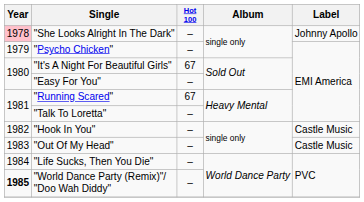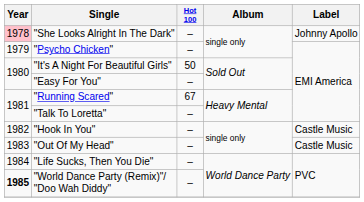(190, 65) 67 -> (190, 65) 50
